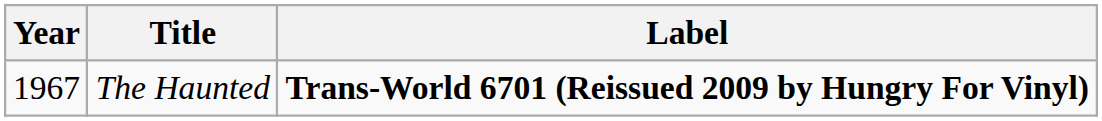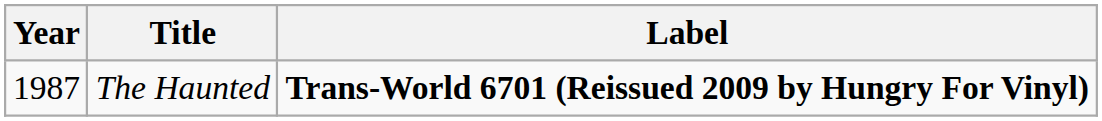(46, 87) 1967 -> (46, 87) 1987
